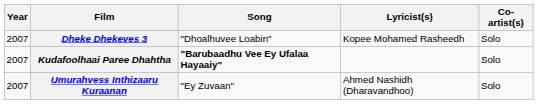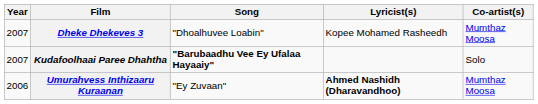(491, 38) Solo -> (486, 33) Mumthaz Moosa
(17, 86) 2007 -> (17, 86) 2006
(378, 86) normal -> (363, 86) bold
(491, 86) Solo -> (486, 86) Mumthaz Moosa
